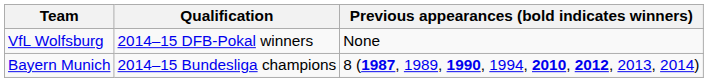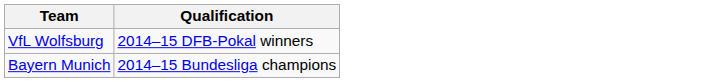- column: (521, 16)
